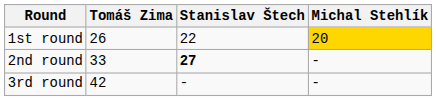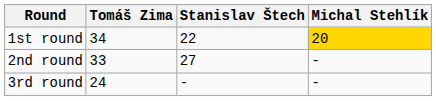(98, 39) 26 -> (98, 39) 34
(188, 61) bold -> (188, 61) normal
(98, 84) 42 -> (98, 84) 24
